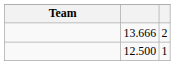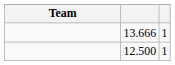(165, 32) 2 -> (165, 32) 1
